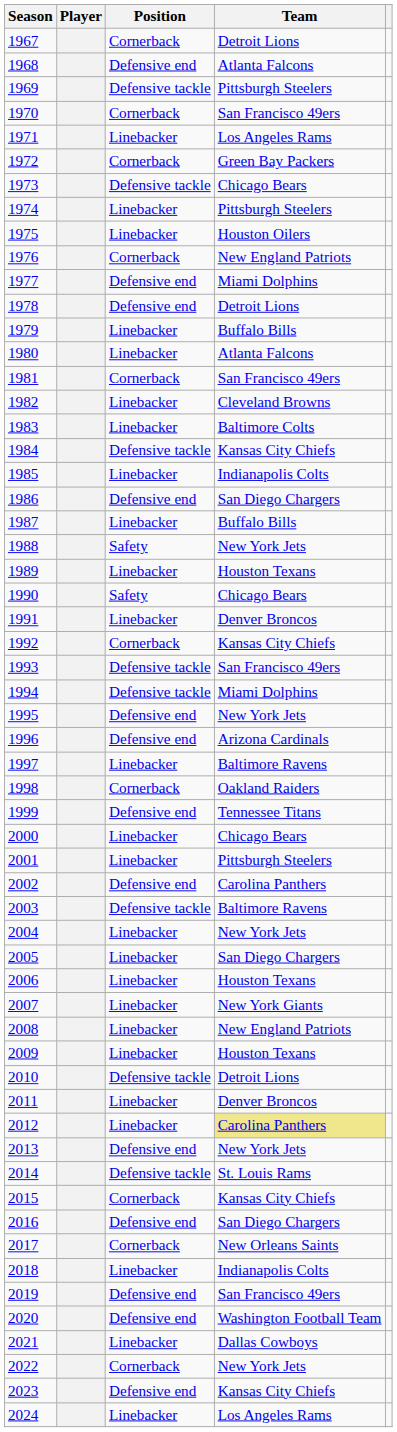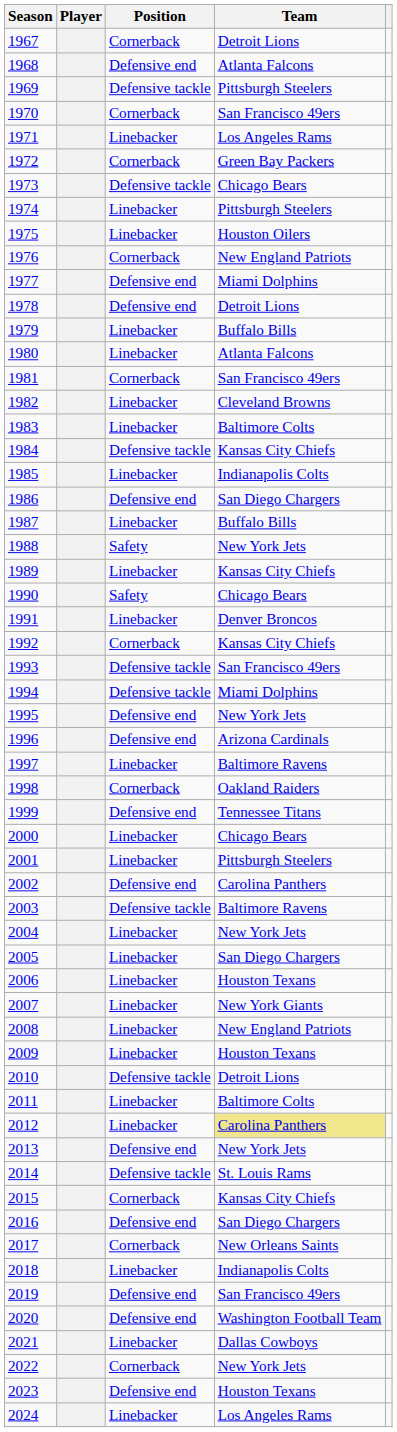(267, 570) Houston Texans -> (276, 570) Kansas City Chiefs
(267, 1101) Denver Broncos -> (266, 1101) Baltimore Colts
(276, 1390) Kansas City Chiefs -> (267, 1390) Houston Texans
